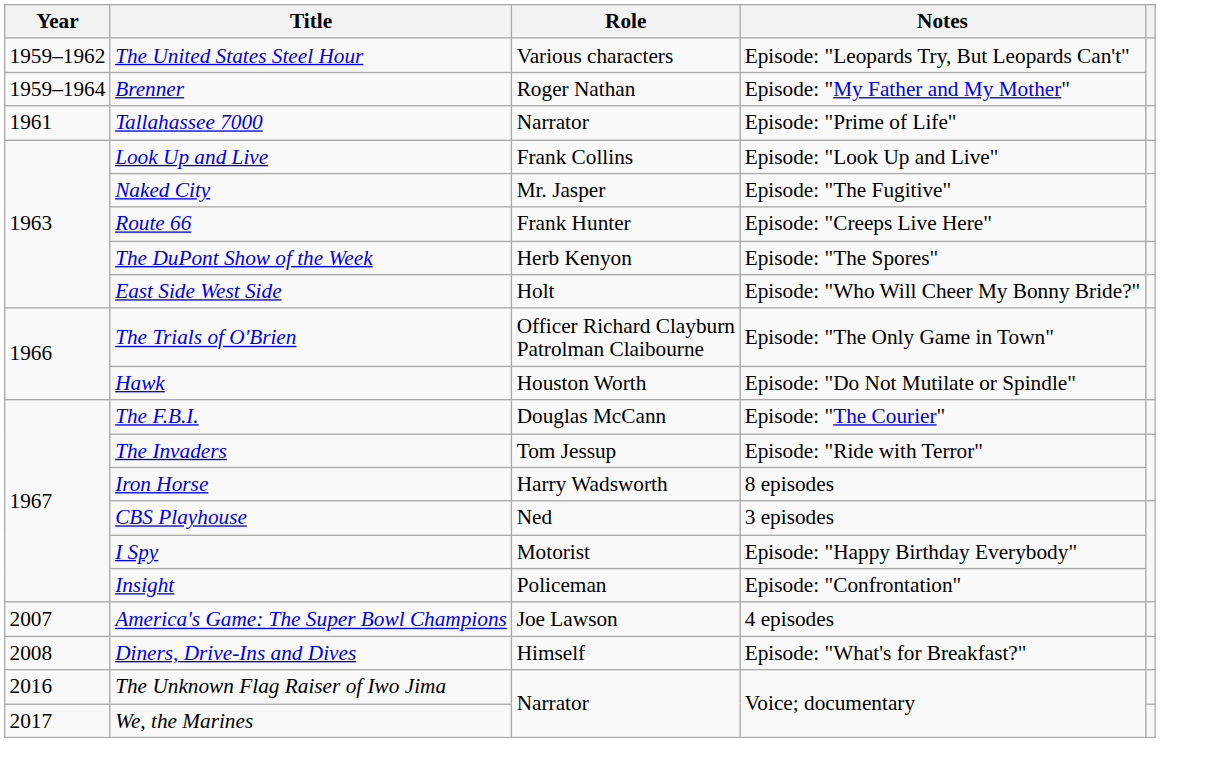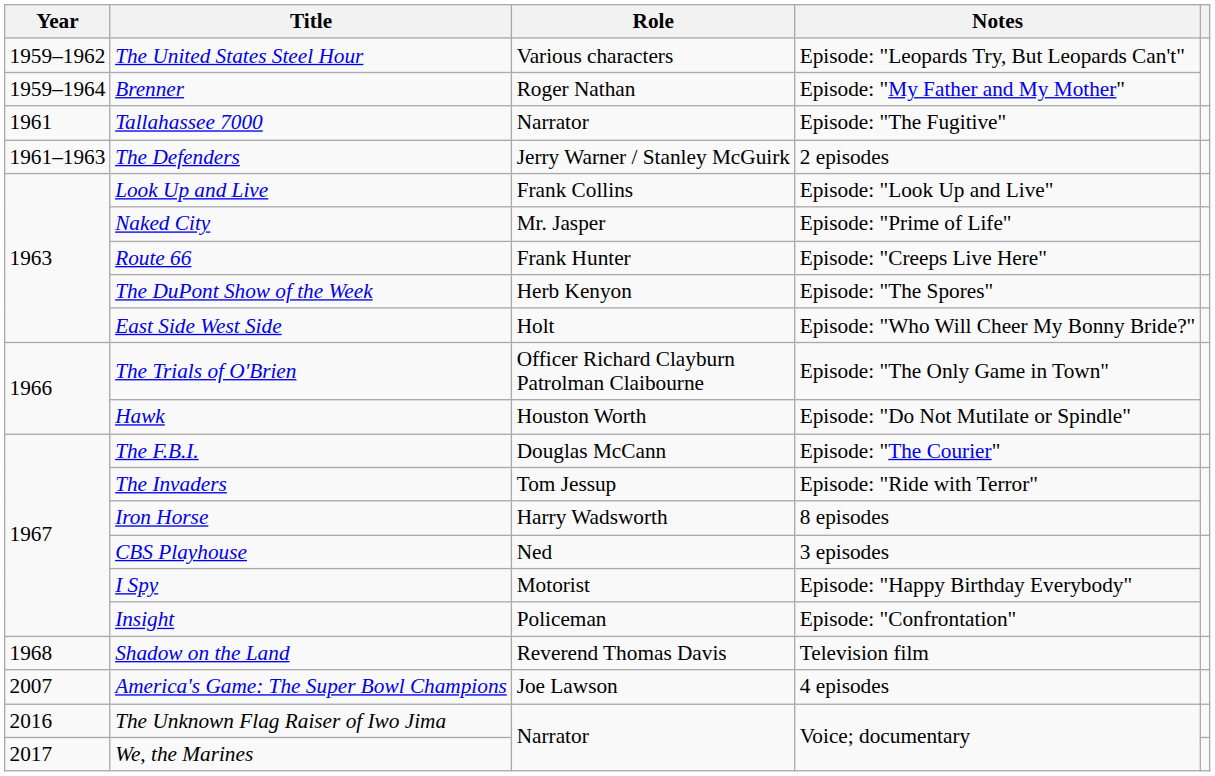(851, 122) Episode: "Prime of Life" -> (903, 122) Episode: "The Fugitive"
+ row: (177, 156)
(848, 190) Episode: "The Fugitive" -> (906, 223) Episode: "Prime of Life"
+ row: (202, 652)
- row: (236, 652)
